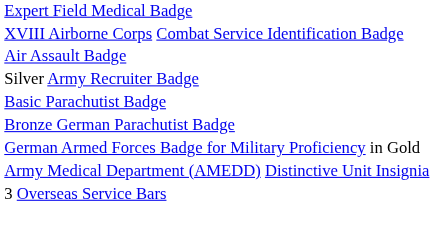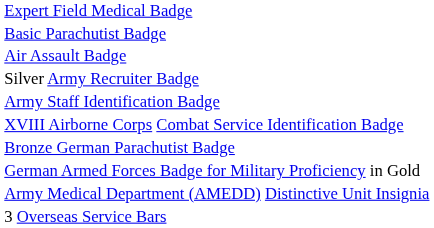rows swapped: (85, 101) <-> (204, 33)
+ row: (112, 101)
